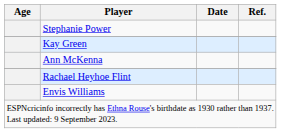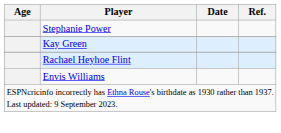- row: (73, 60)
